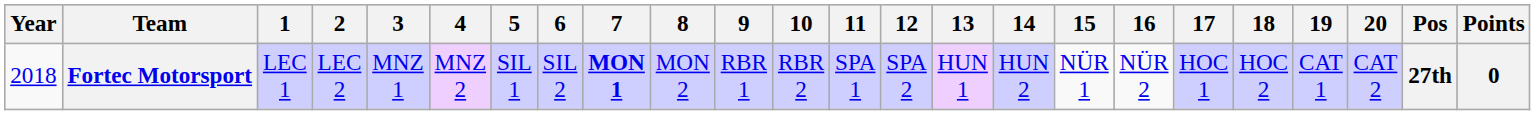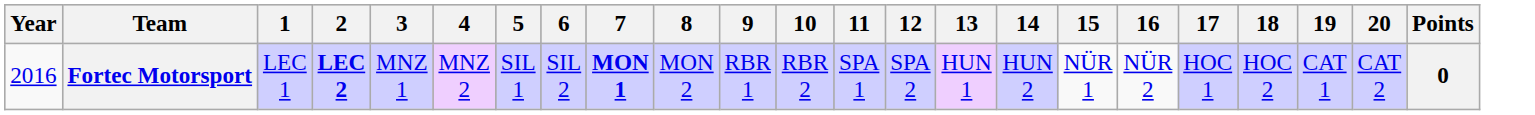- column: (1430, 24)
(33, 75) 2018 -> (33, 75) 2016
(339, 75) normal -> (341, 75) bold
